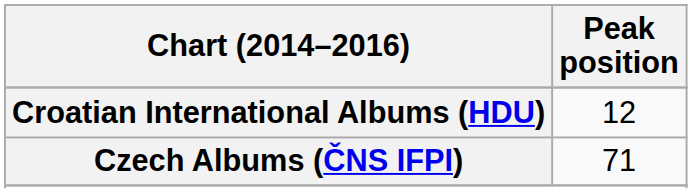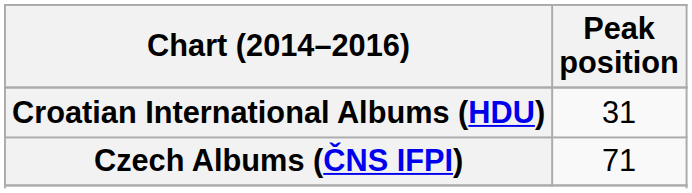(619, 112) 12 -> (619, 112) 31
